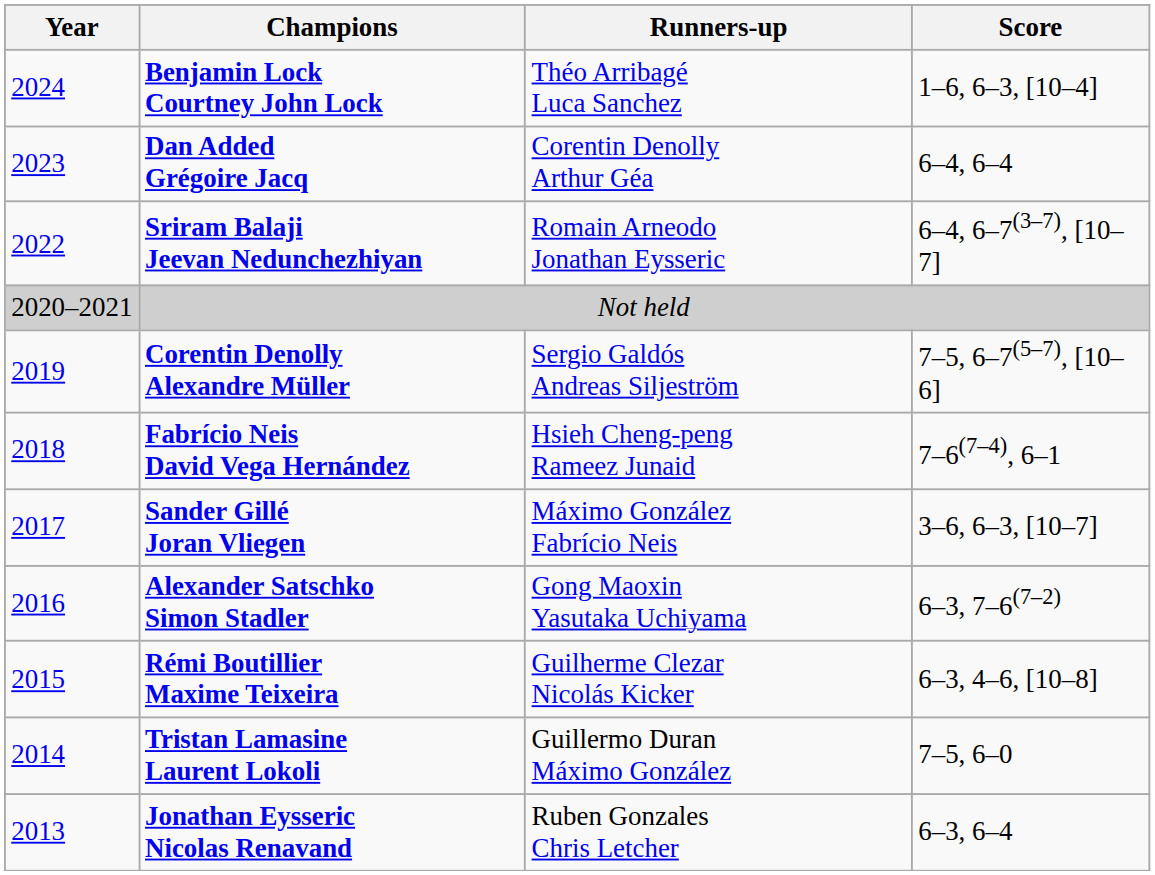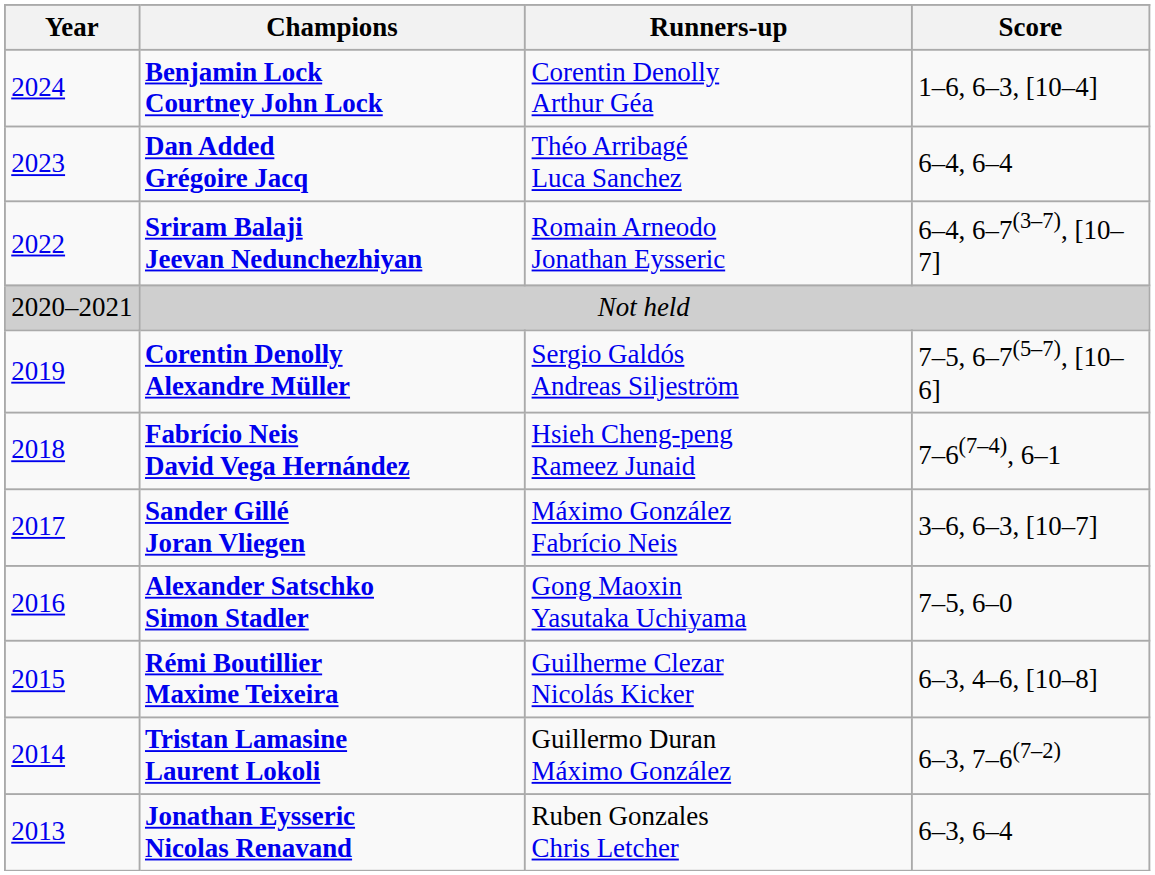(610, 87) Théo Arribagé Luca Sanchez -> (625, 87) Corentin Denolly Arthur Géa
(625, 163) Corentin Denolly Arthur Géa -> (610, 163) Théo Arribagé Luca Sanchez
(990, 603) 6–3, 7–6(7–2) -> (965, 603) 7–5, 6–0
(965, 755) 7–5, 6–0 -> (990, 755) 6–3, 7–6(7–2)
